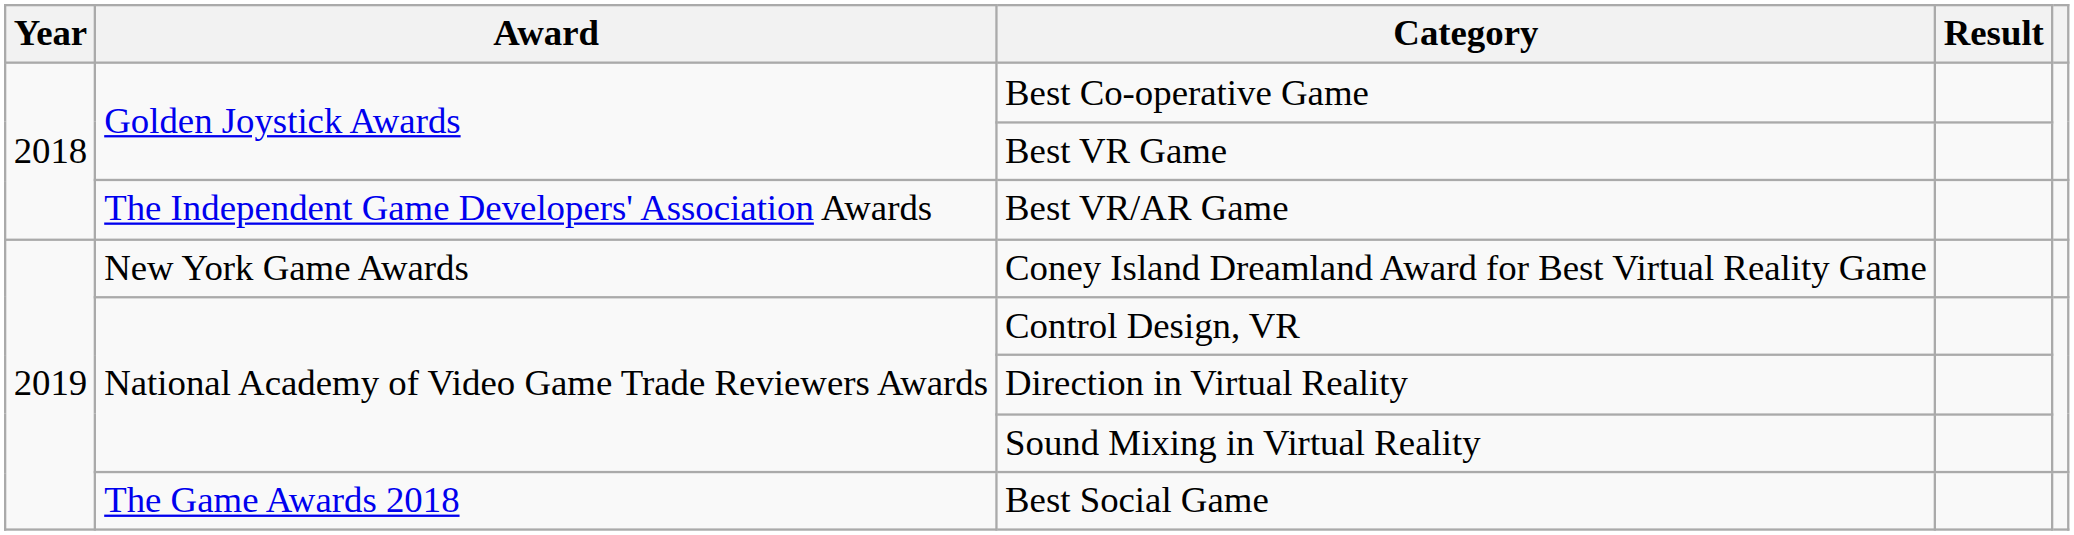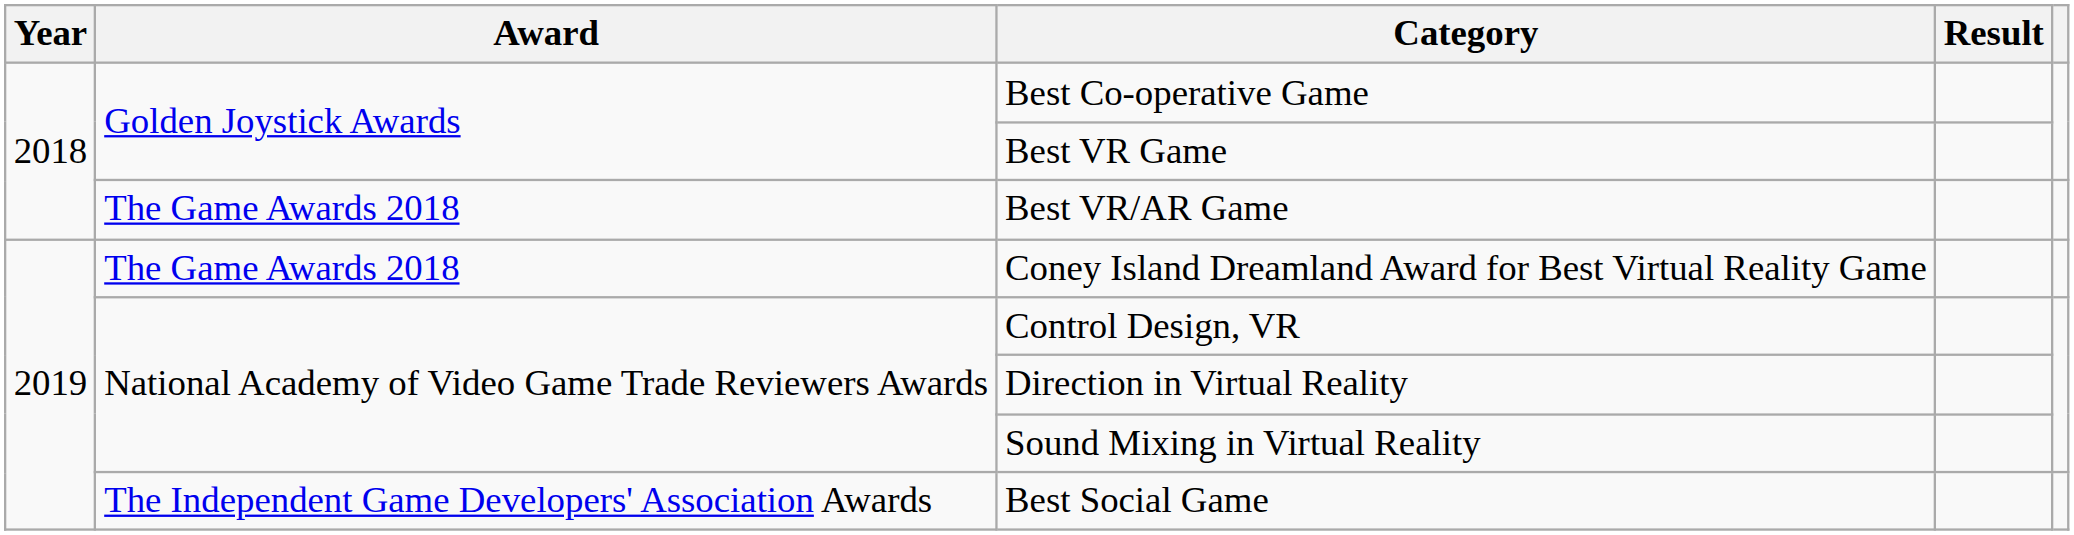(518, 208) The Independent Game Developers' Association Awards -> (282, 208) The Game Awards 2018
(286, 267) New York Game Awards -> (282, 267) The Game Awards 2018
(282, 500) The Game Awards 2018 -> (518, 500) The Independent Game Developers' Association Awards
